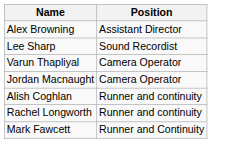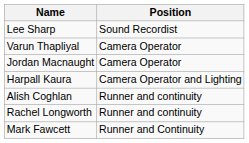- row: (41, 29)
+ row: (39, 79)
